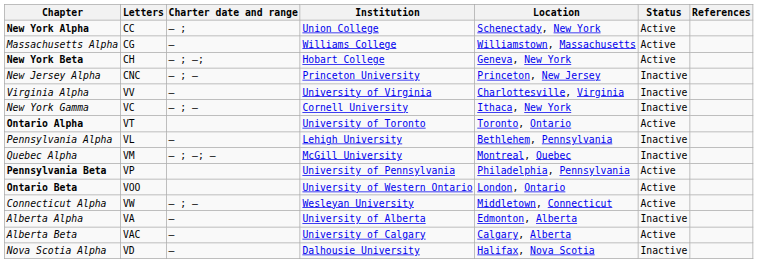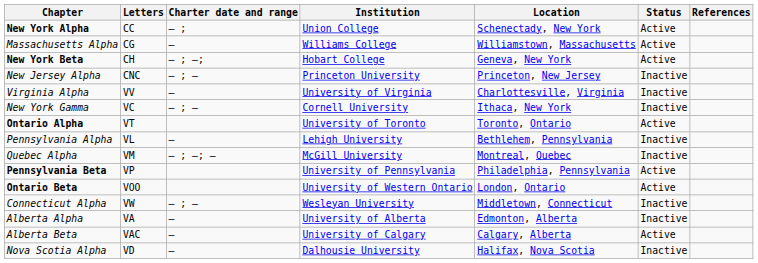(658, 203) Active -> (664, 203) Inactive
